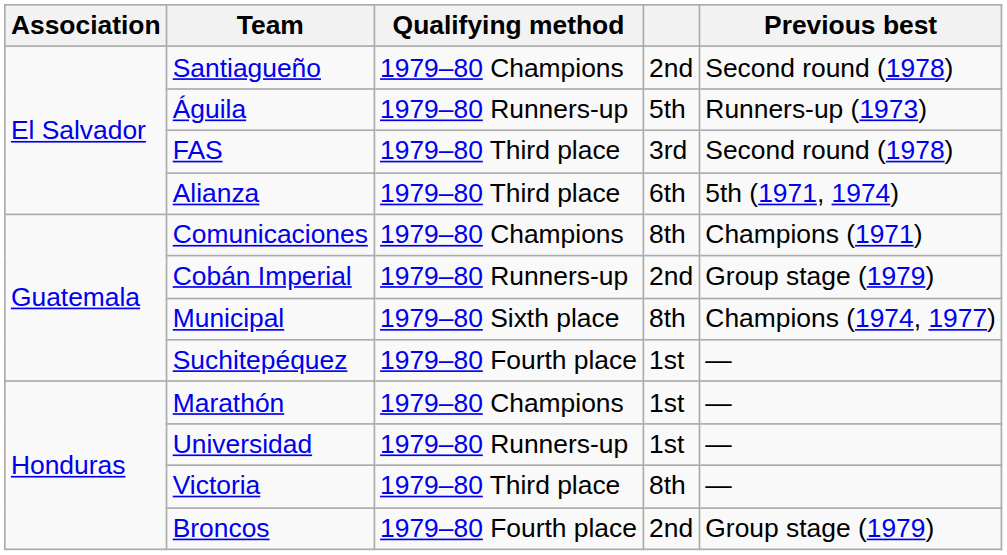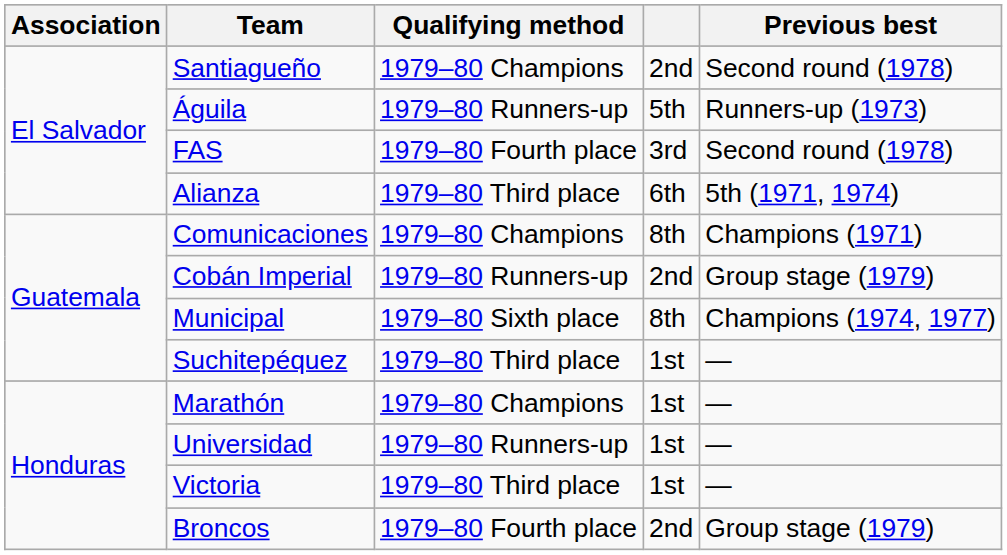(500, 151) 1979–80 Third place -> (508, 151) 1979–80 Fourth place
(508, 360) 1979–80 Fourth place -> (500, 360) 1979–80 Third place
(667, 485) 8th -> (667, 485) 1st
